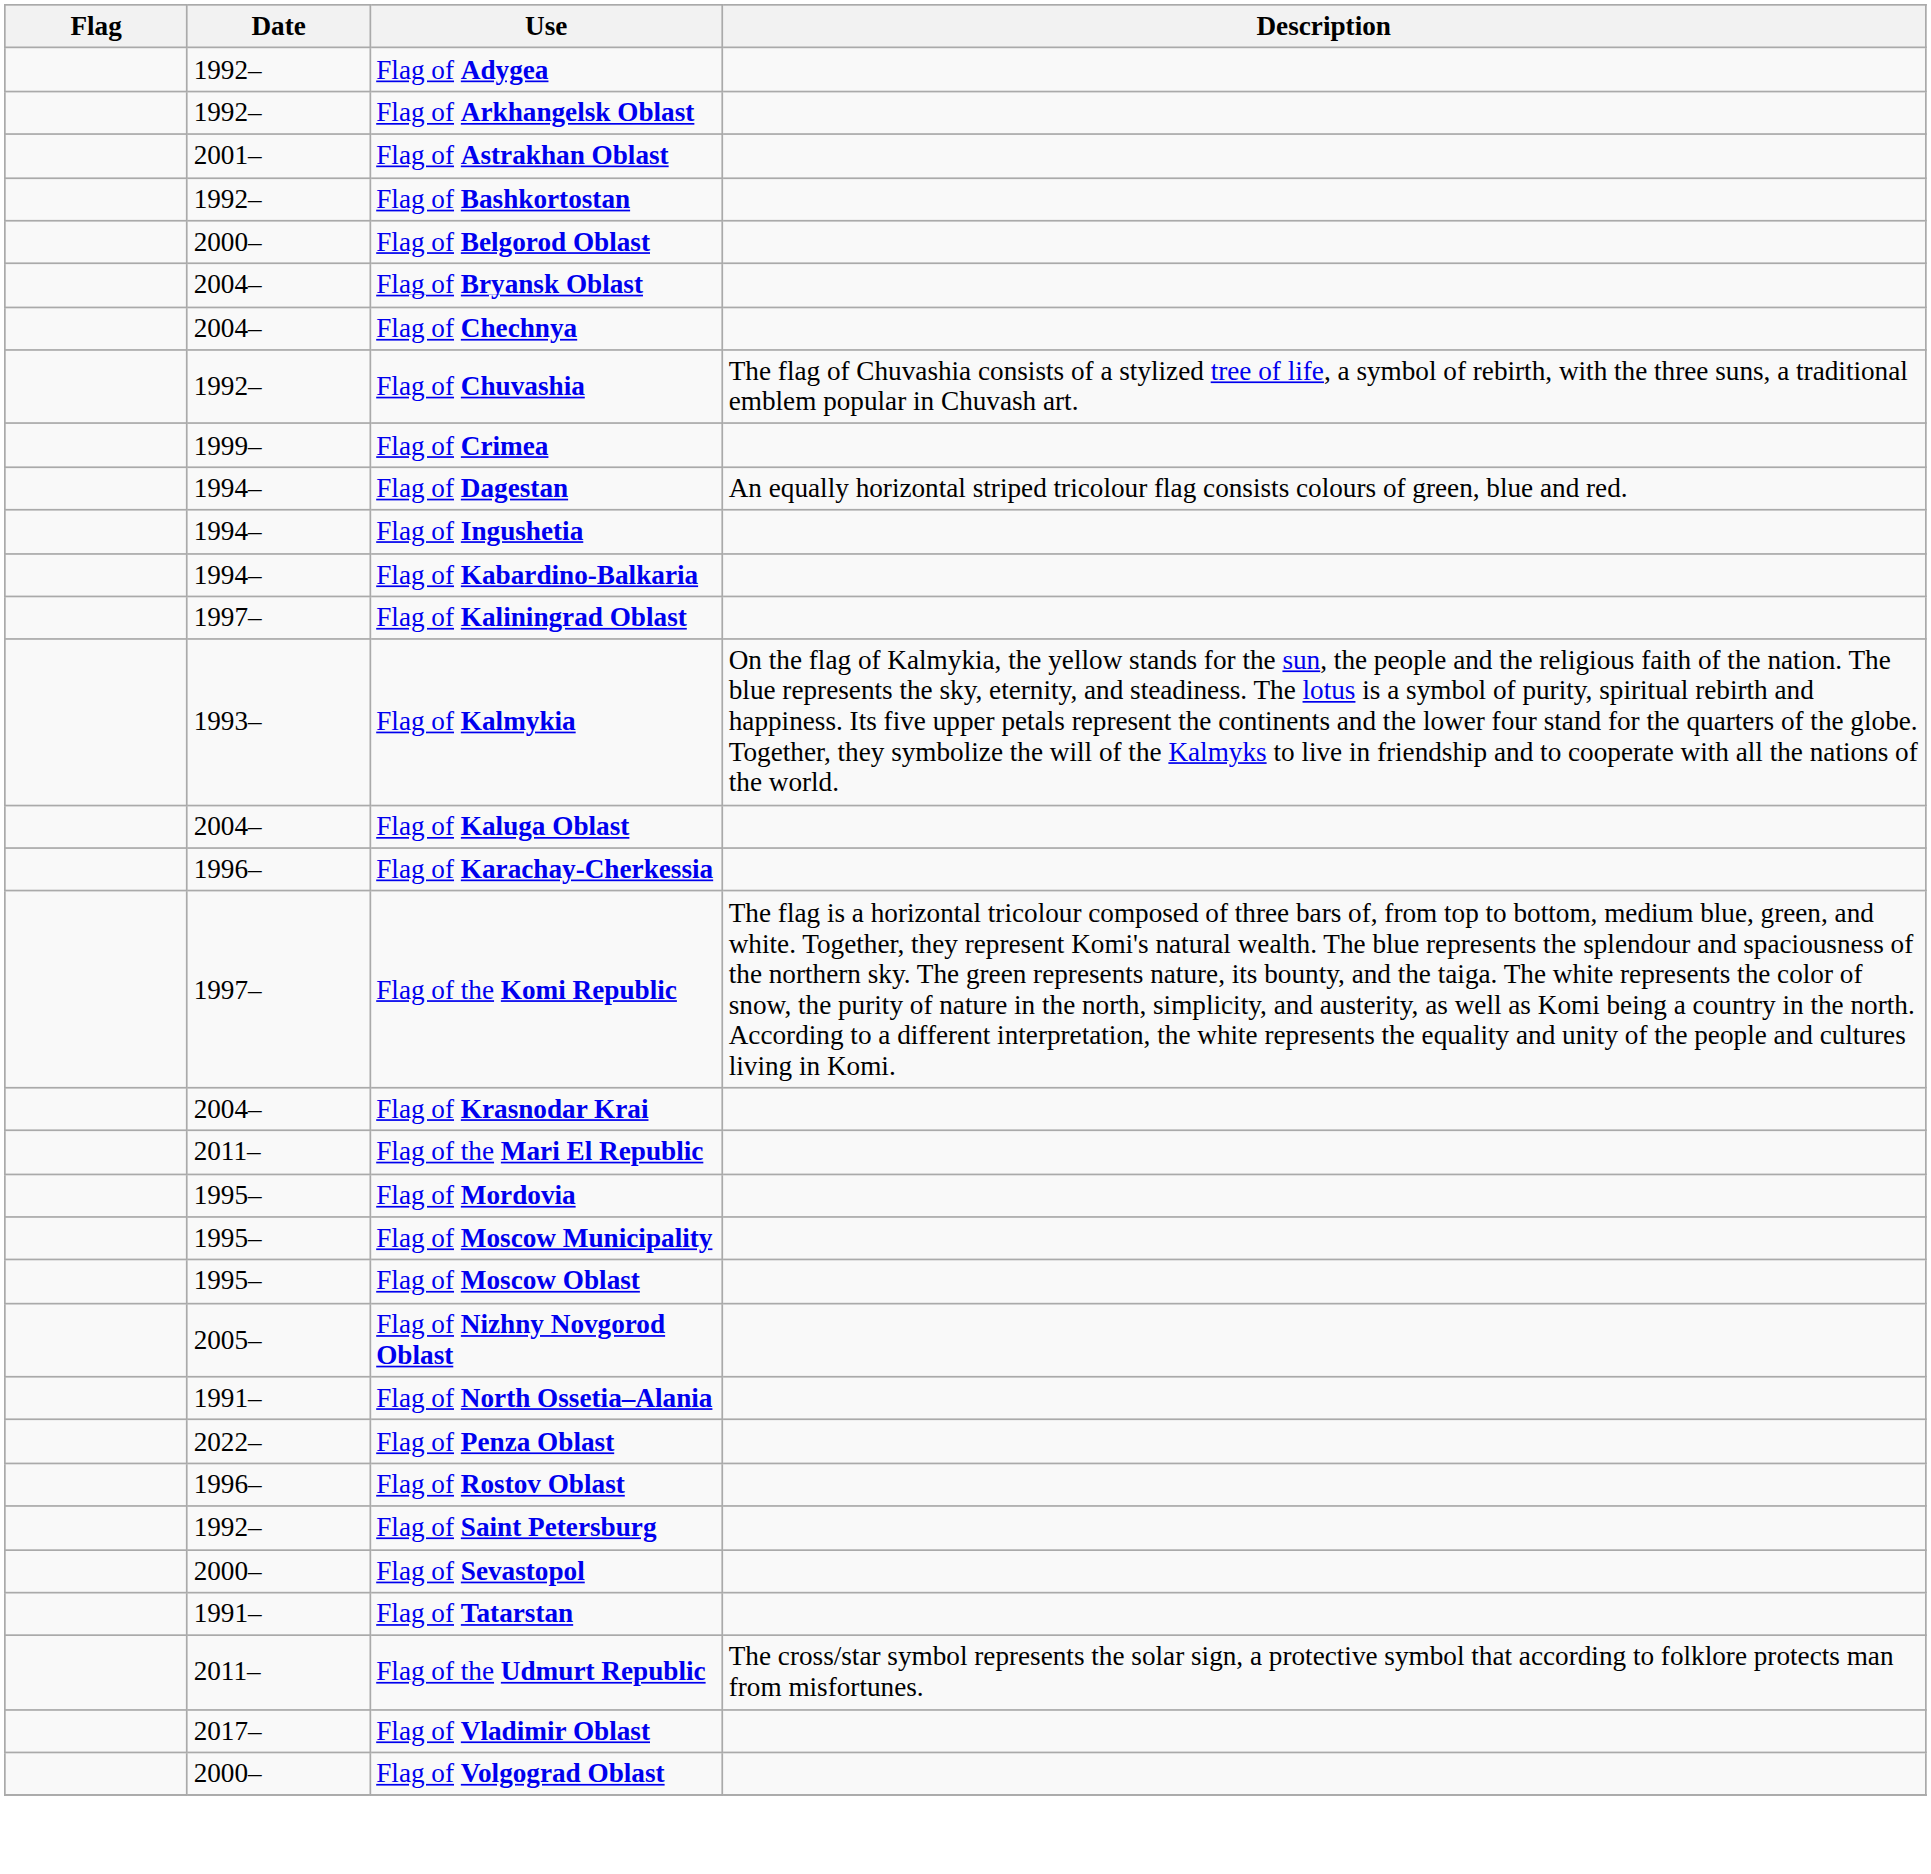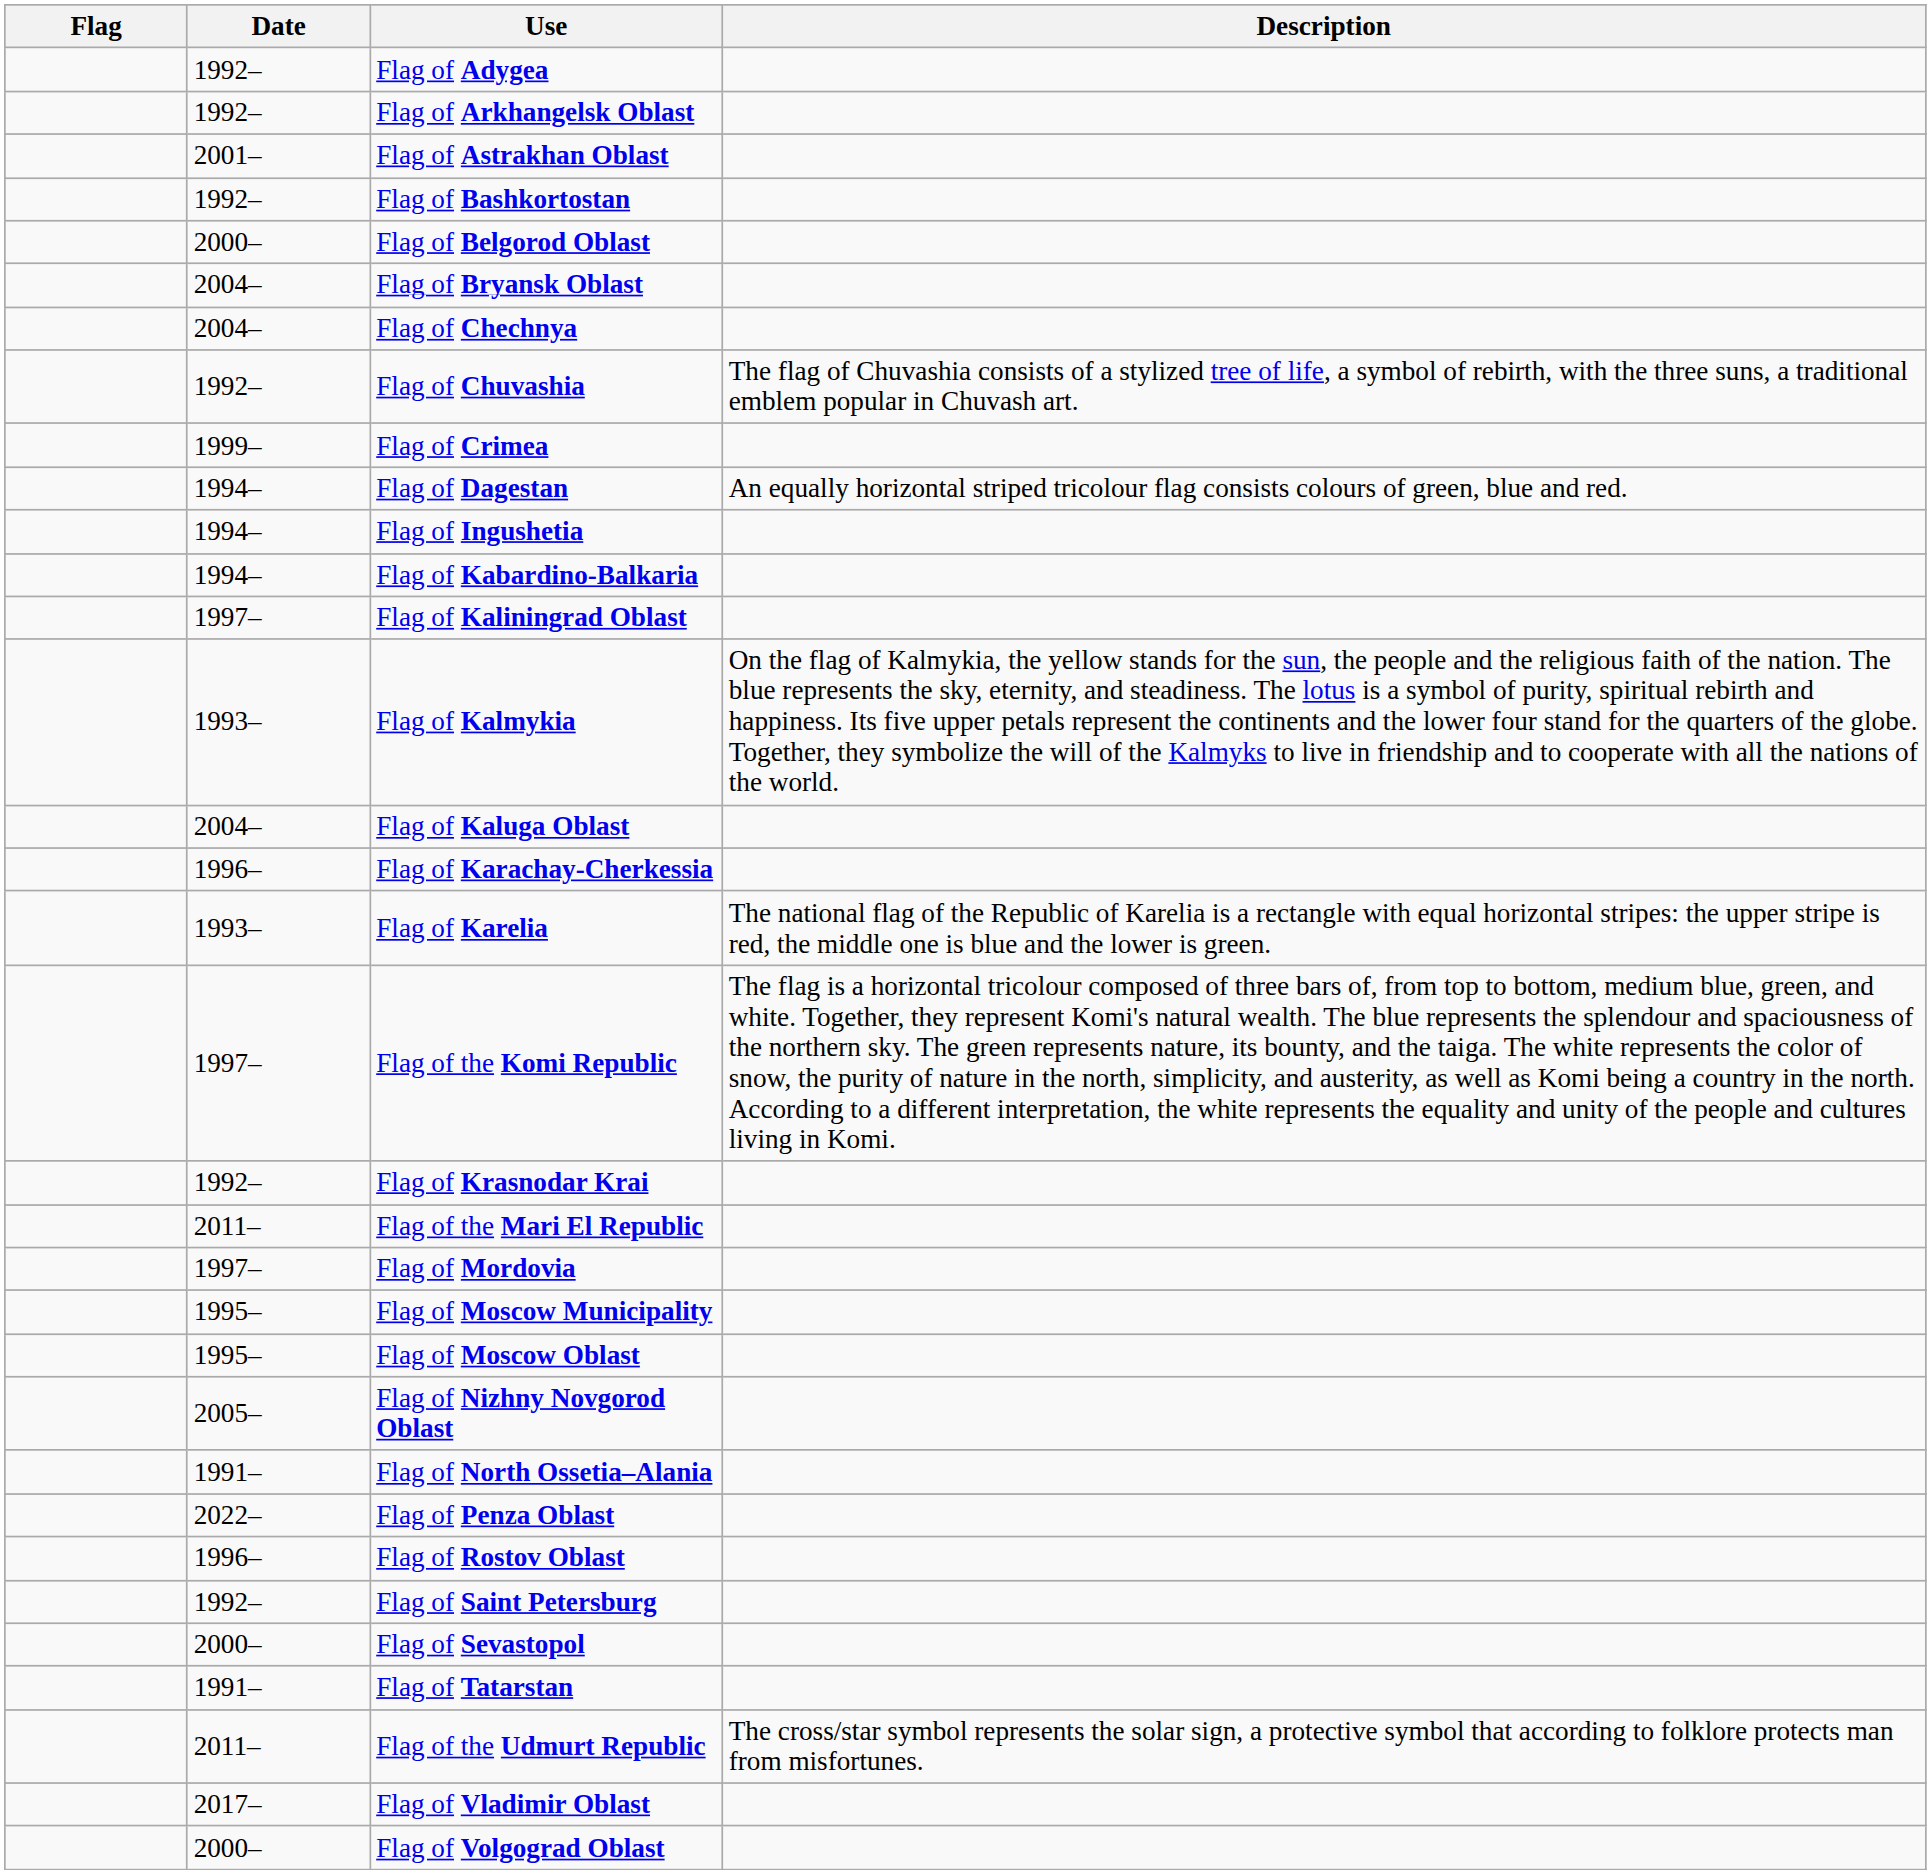+ row: (462, 927)
(228, 1108) 2004– -> (228, 1182) 1992–
(228, 1194) 1995– -> (228, 1268) 1997–
